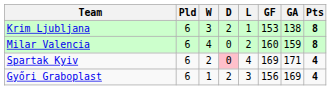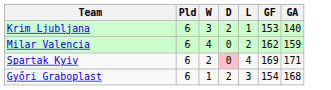- column: (315, 12)
(292, 29) 138 -> (292, 29) 140
(270, 45) 160 -> (270, 45) 162
(270, 77) 156 -> (270, 77) 154
(292, 77) 169 -> (292, 77) 168
